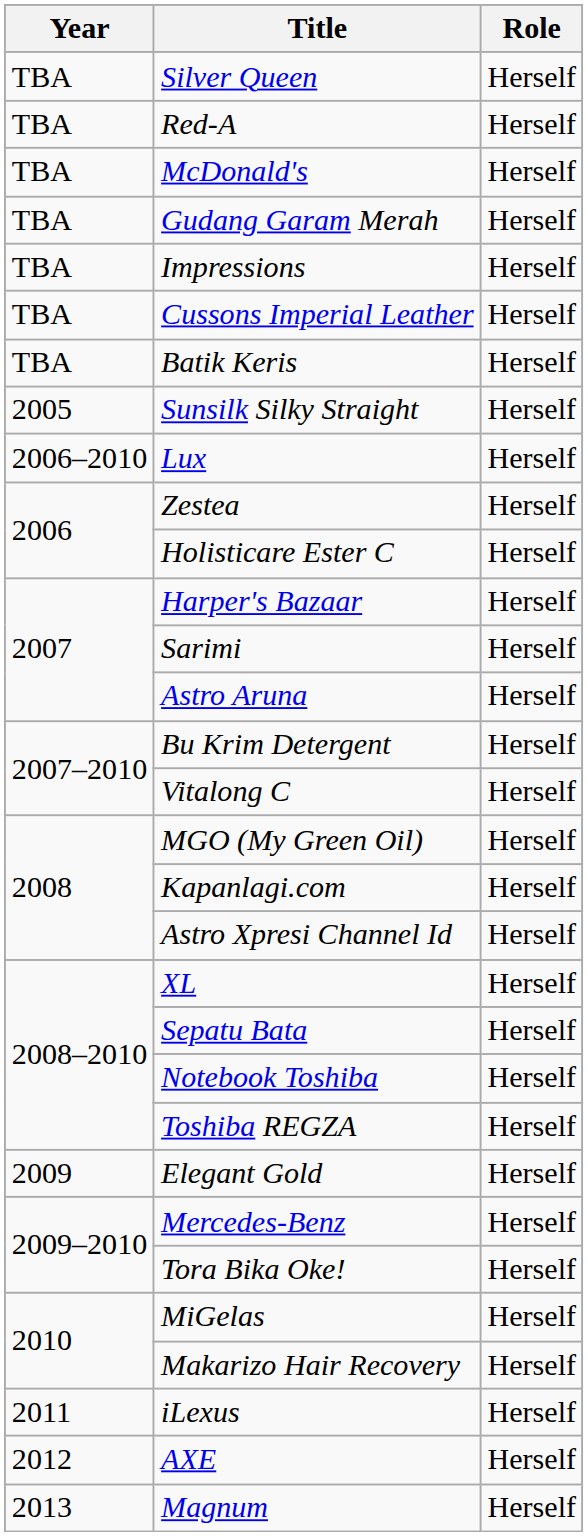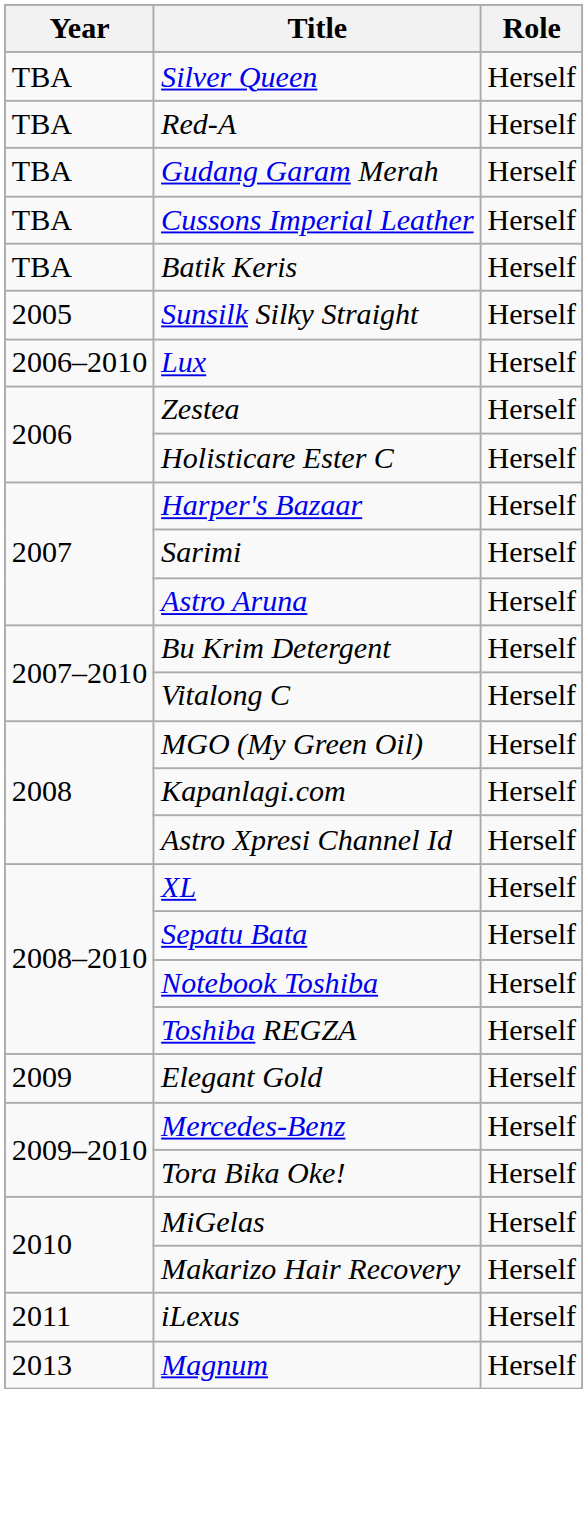- row: (234, 171)
- row: (233, 266)
- row: (189, 1459)
